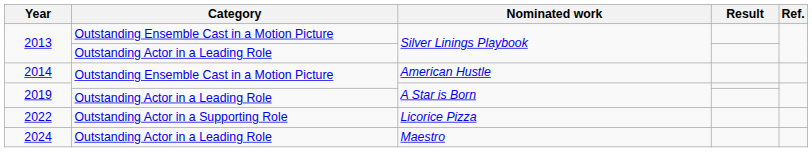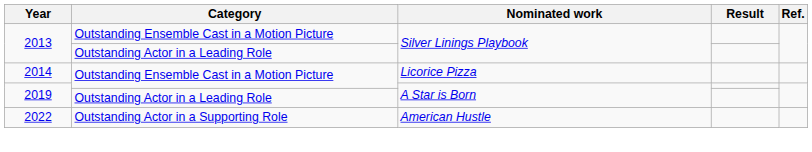(446, 72) American Hustle -> (439, 72) Licorice Pizza
(439, 117) Licorice Pizza -> (446, 117) American Hustle
- row: (38, 137)
